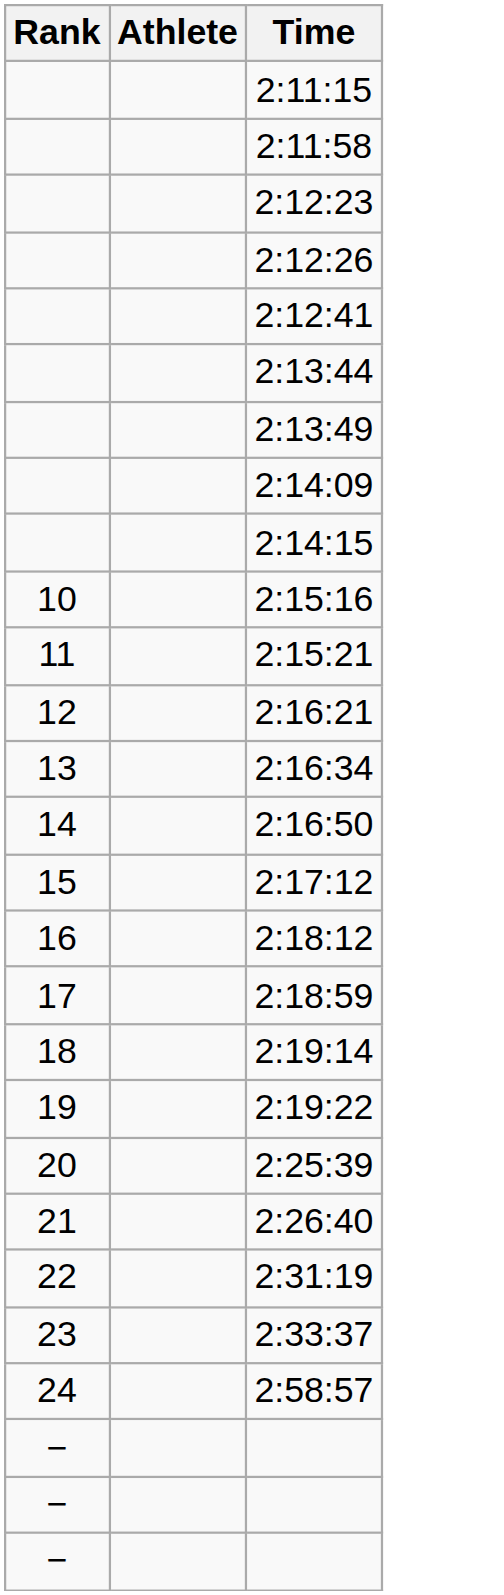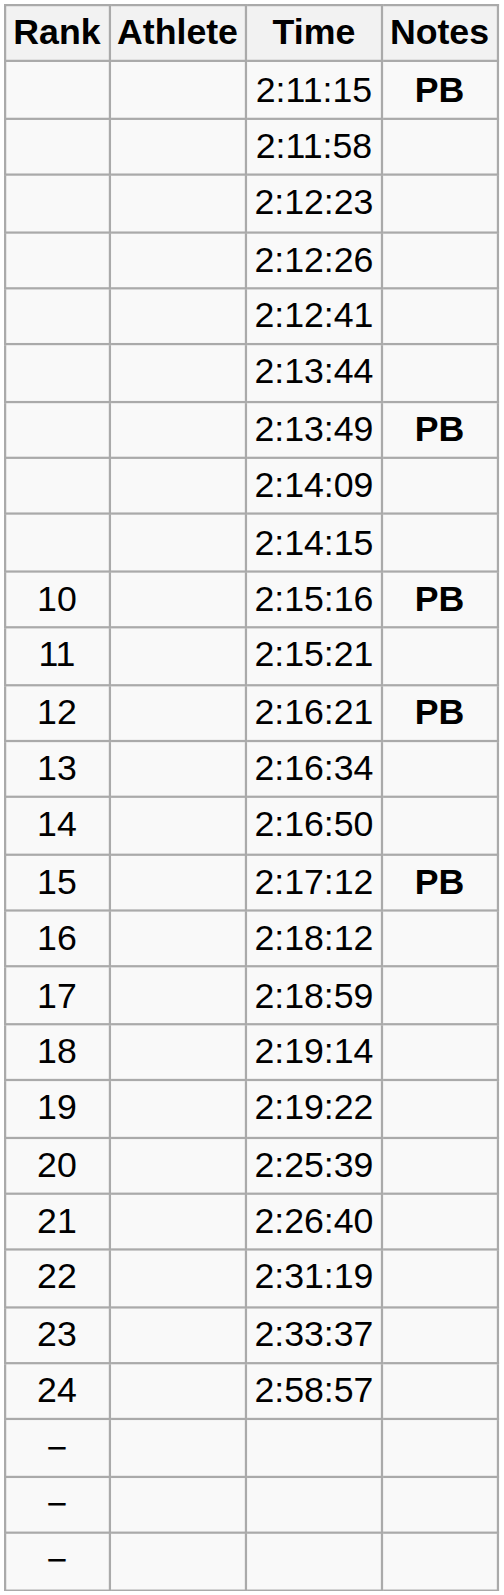+ column: (439, 32)
